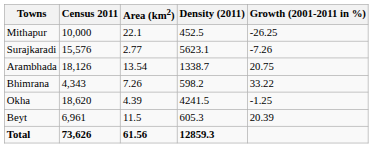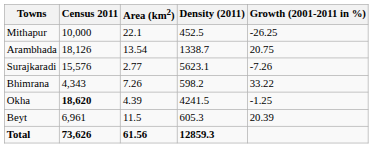rows swapped: (32, 49) <-> (32, 66)
(76, 100) normal -> (76, 100) bold
